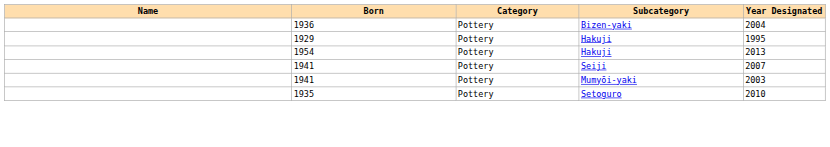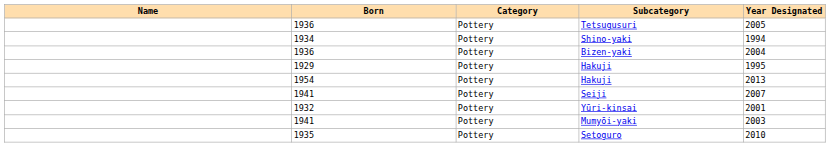+ row: (304, 25)
+ row: (304, 39)
+ row: (304, 108)
